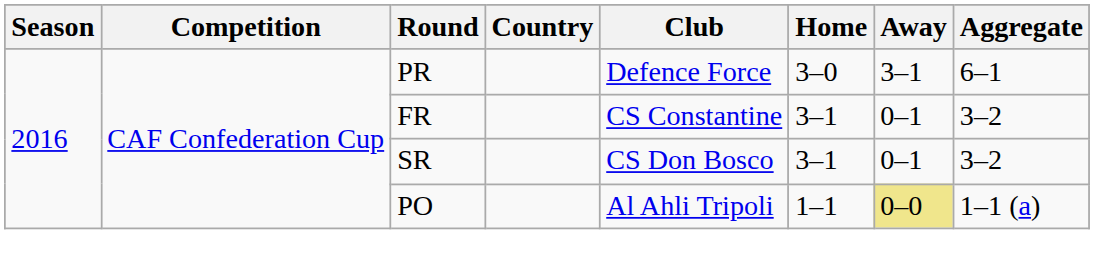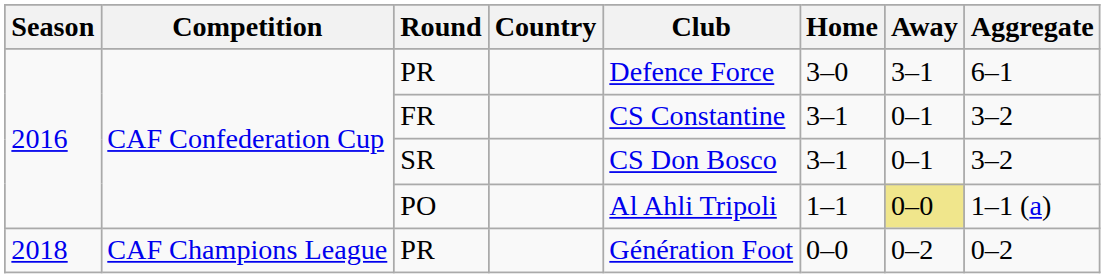+ row: (40, 250)
